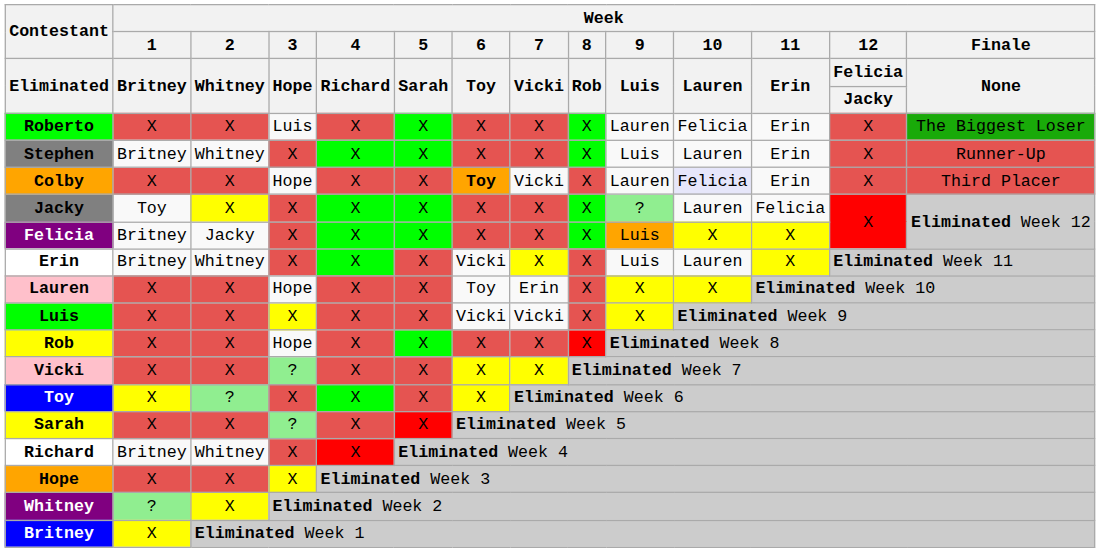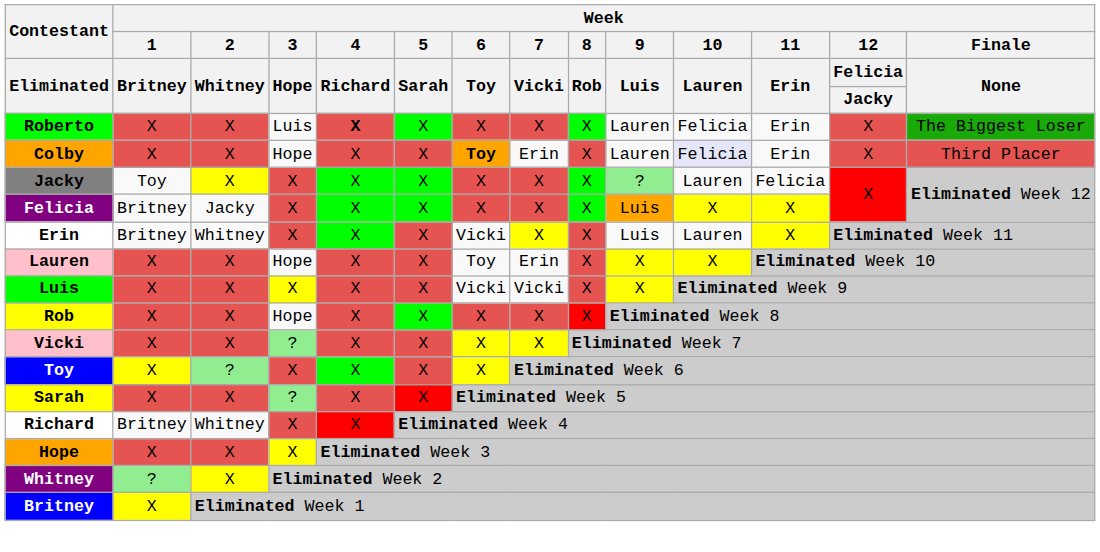(355, 127) normal -> (355, 127) bold
- row: (59, 154)
(539, 181) Vicki -> (539, 154) Erin
